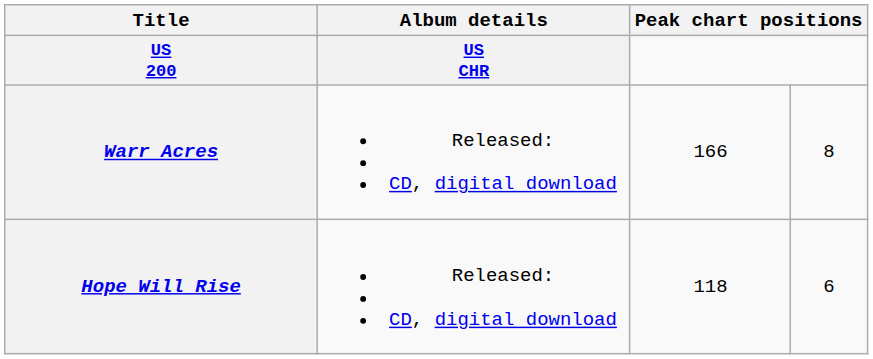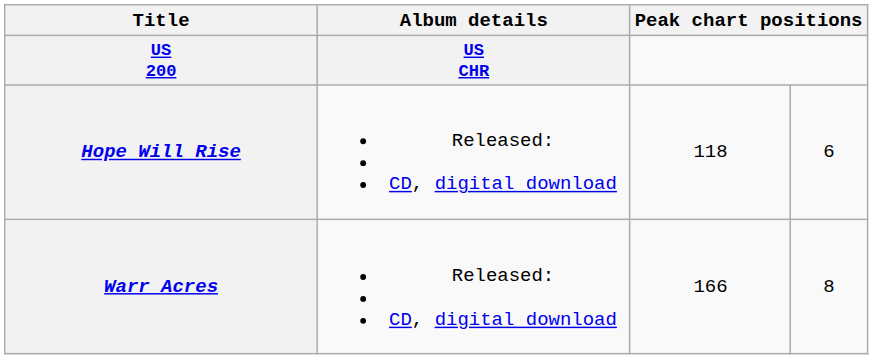rows swapped: (161, 152) <-> (161, 287)
